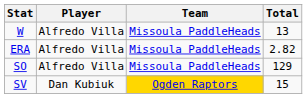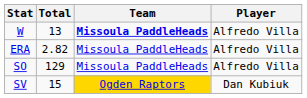columns swapped: (81, 13) <-> (282, 13)
(195, 31) normal -> (142, 31) bold
